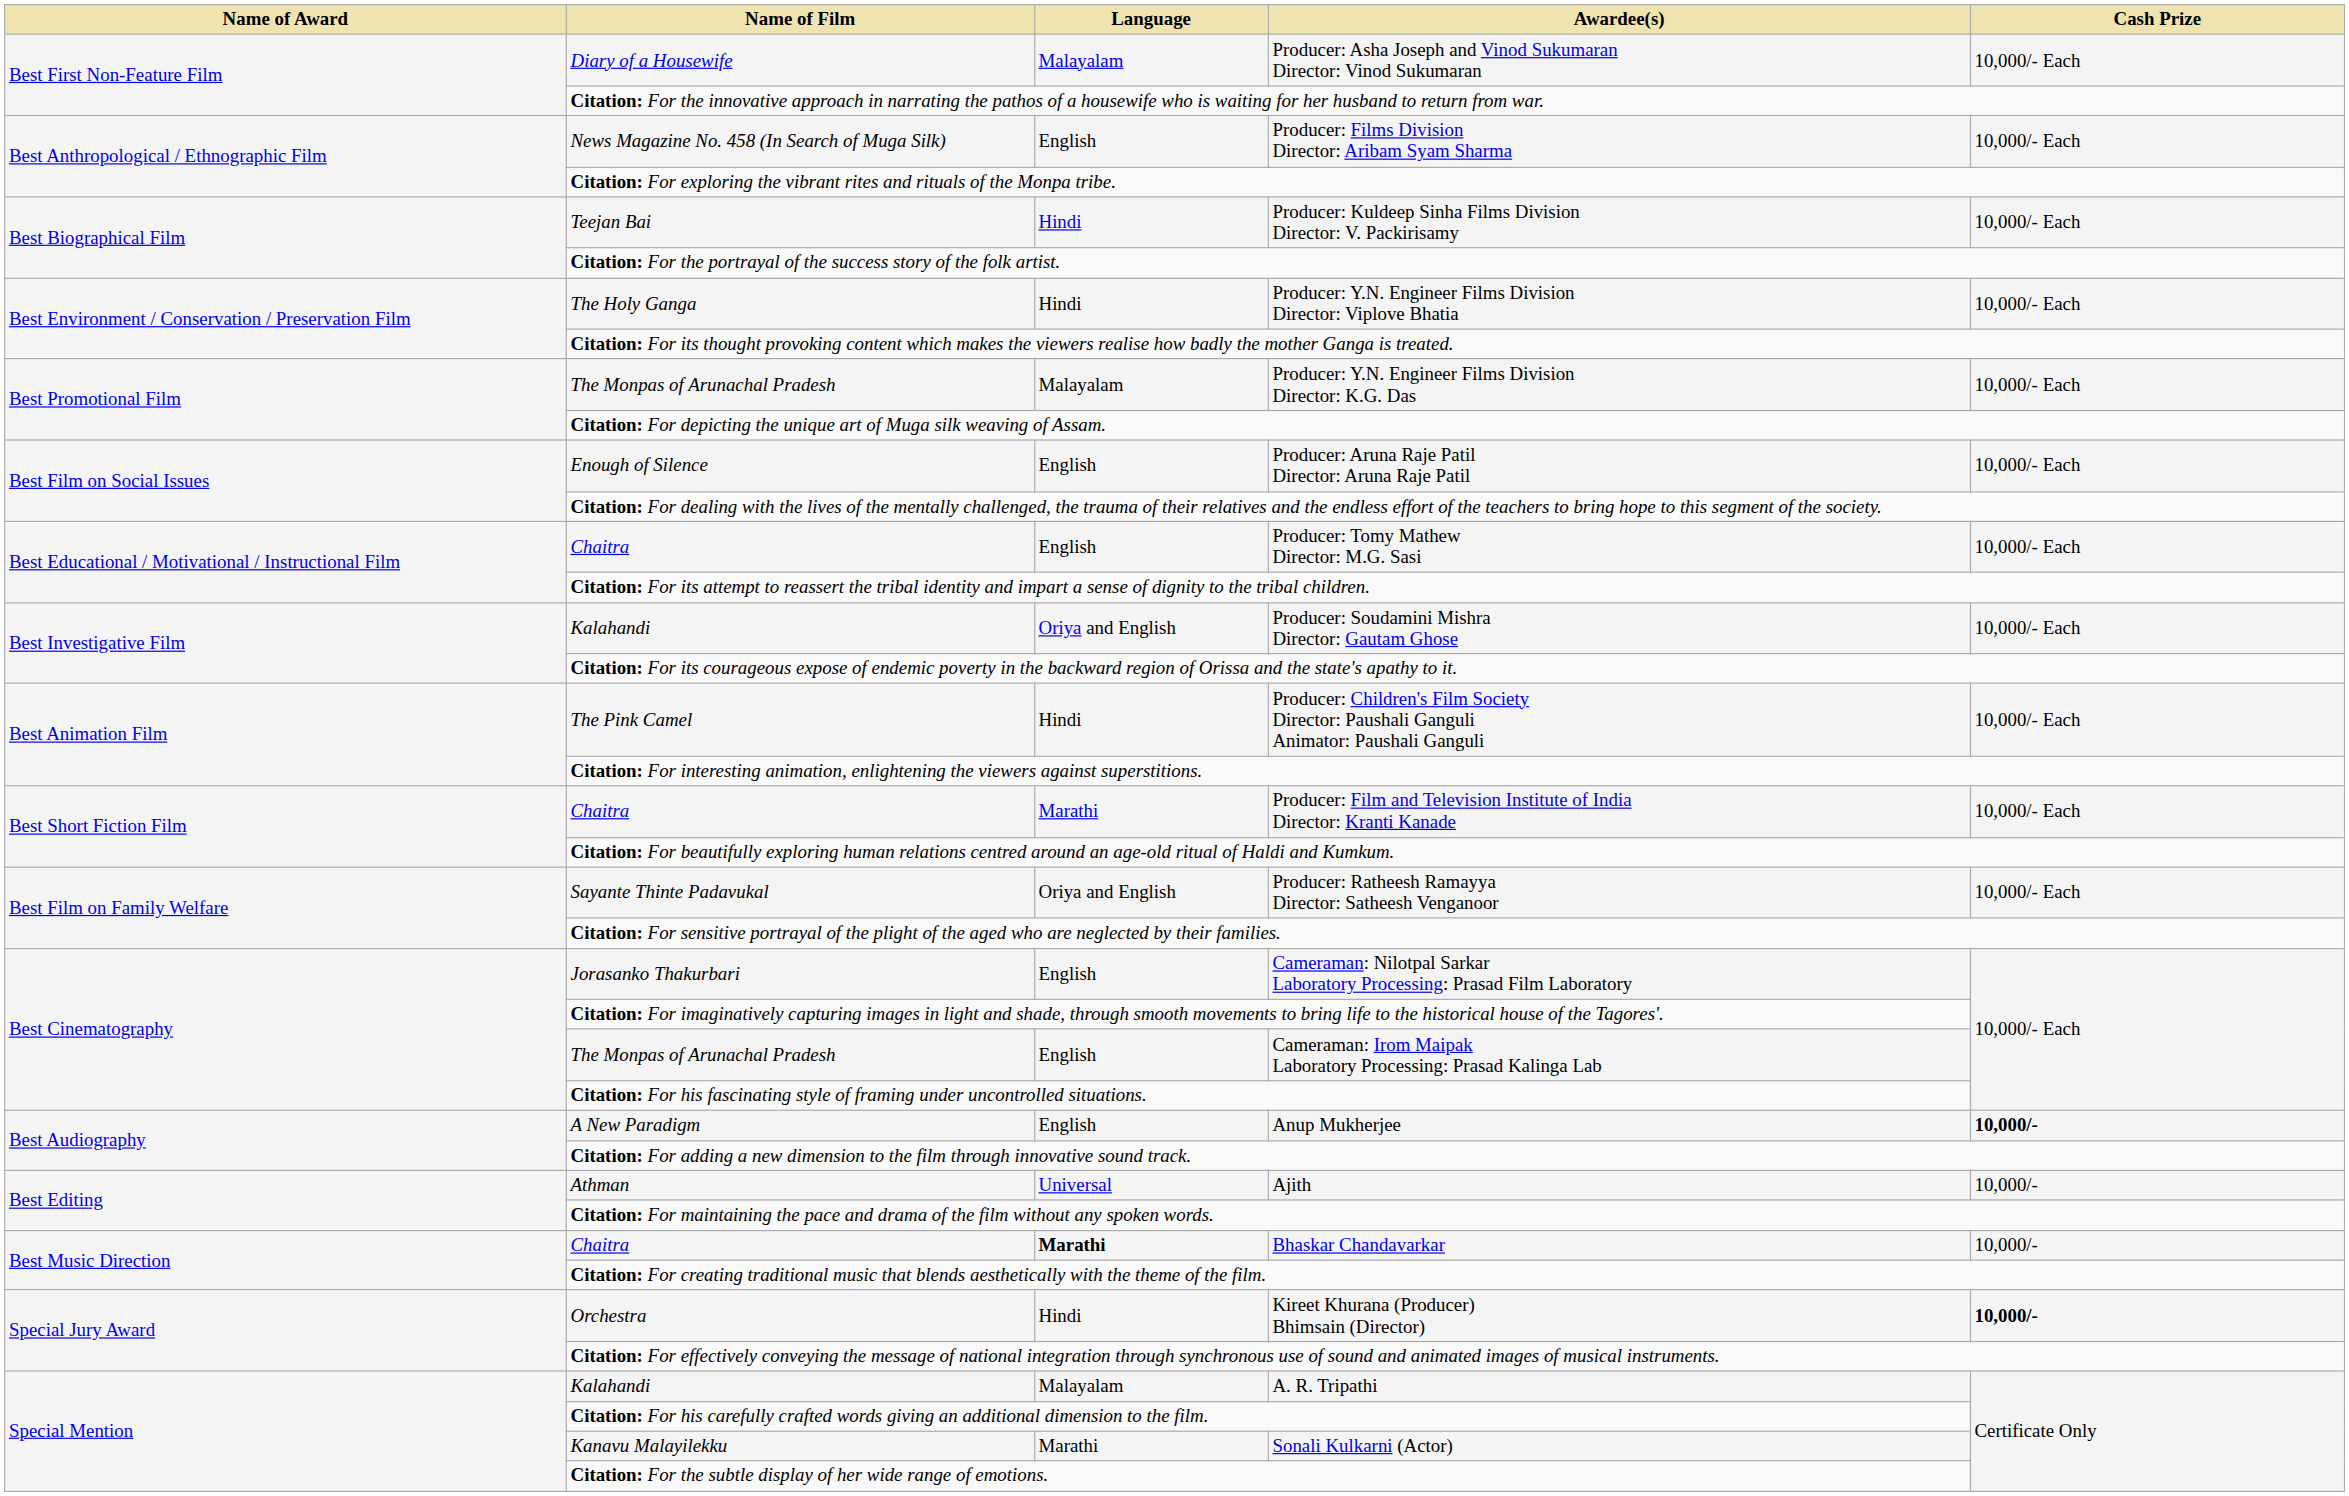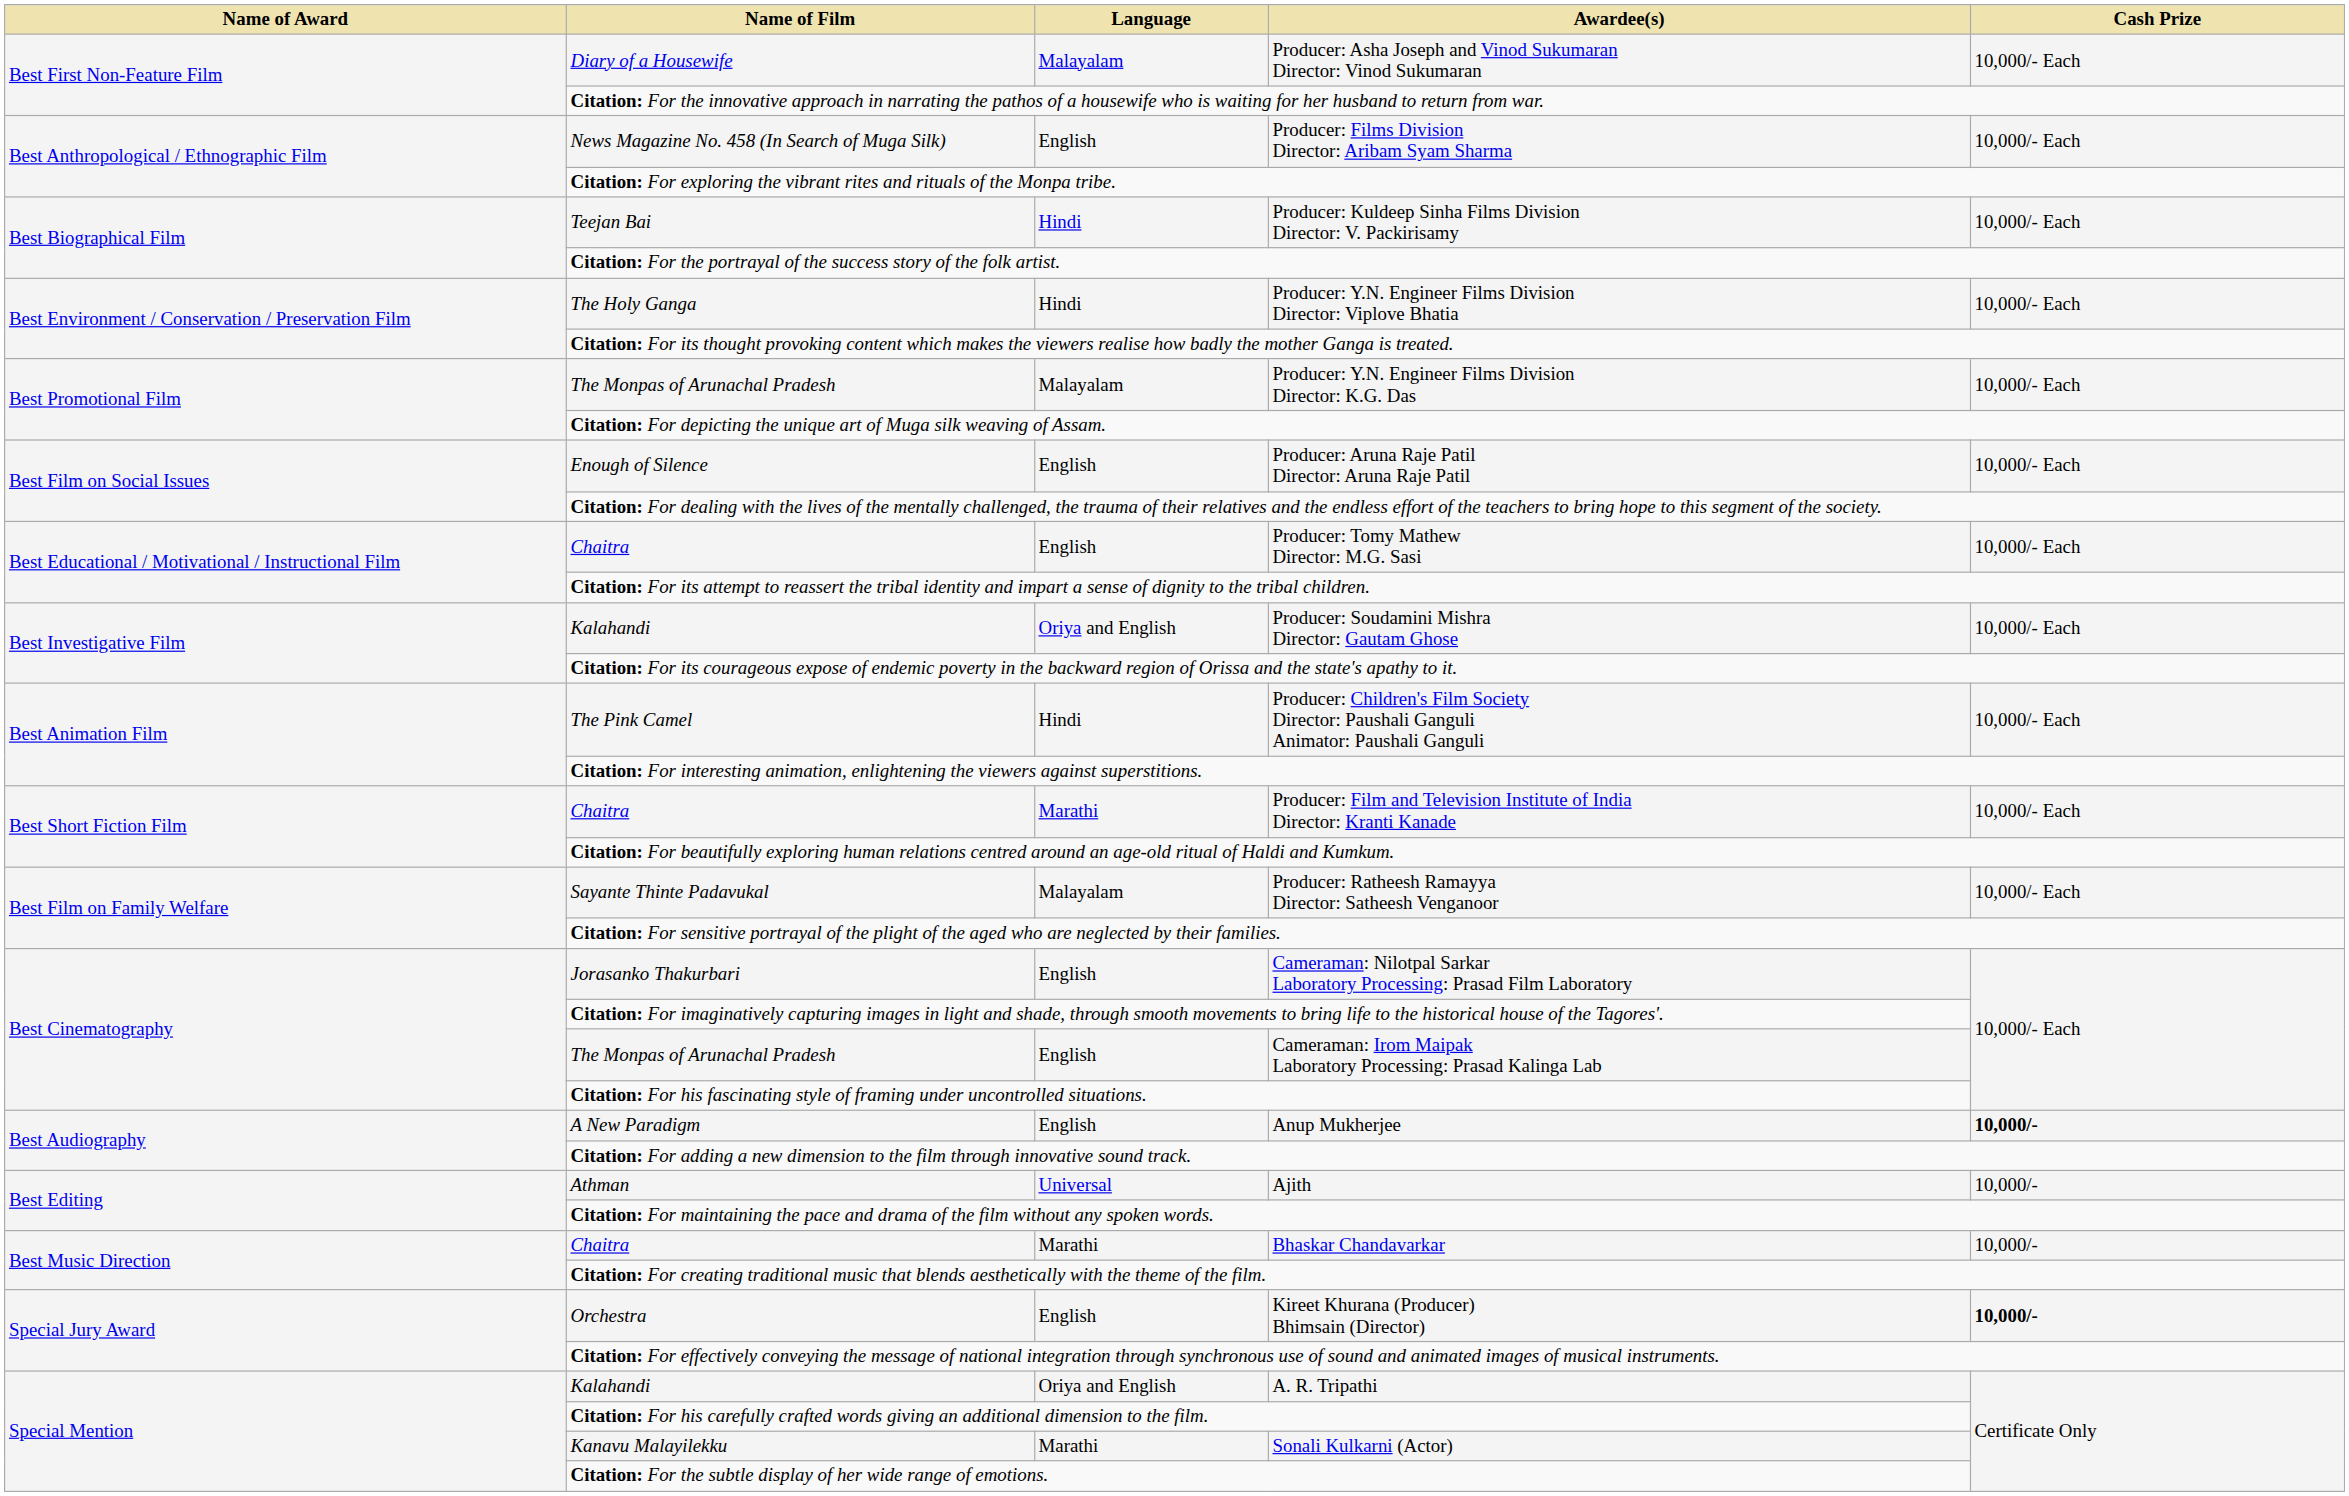(1107, 892) Oriya and English -> (1081, 892) Malayalam
(1072, 1245) bold -> (1068, 1245) normal
(1060, 1315) Hindi -> (1067, 1315) English
(1081, 1386) Malayalam -> (1107, 1386) Oriya and English
